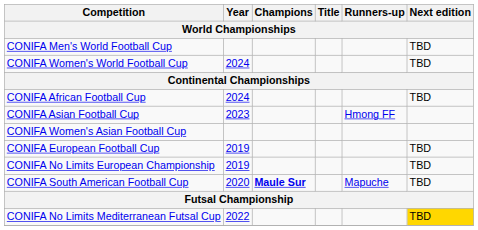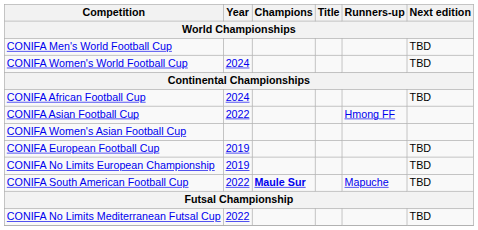(238, 115) 2023 -> (238, 115) 2022
(238, 183) 2020 -> (238, 183) 2022
(420, 217) gold background -> (420, 217) no background
